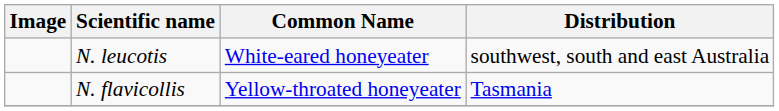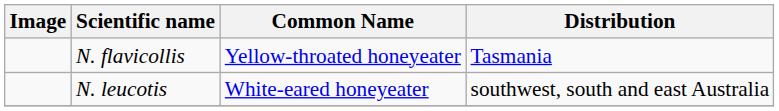rows swapped: (130, 88) <-> (122, 55)
